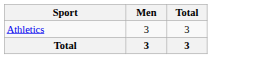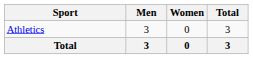+ column: (187, 12)
